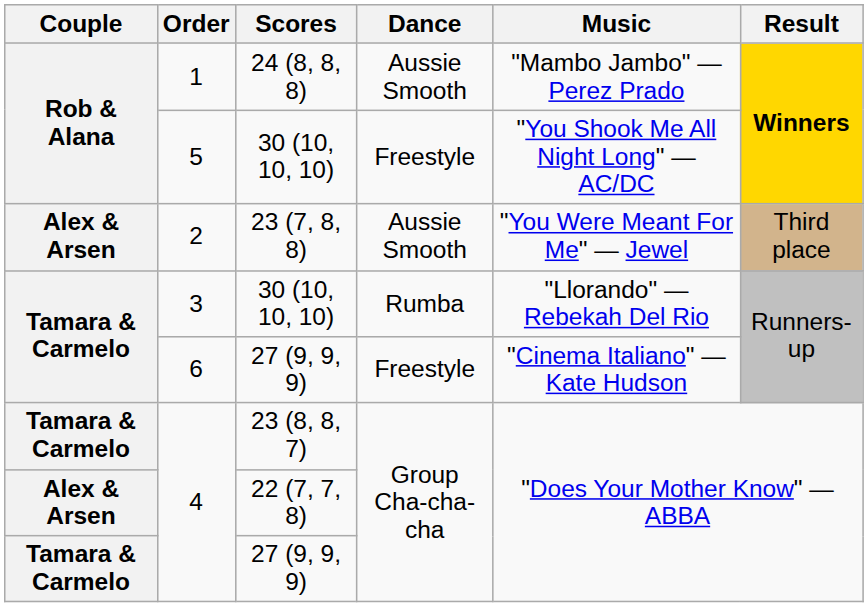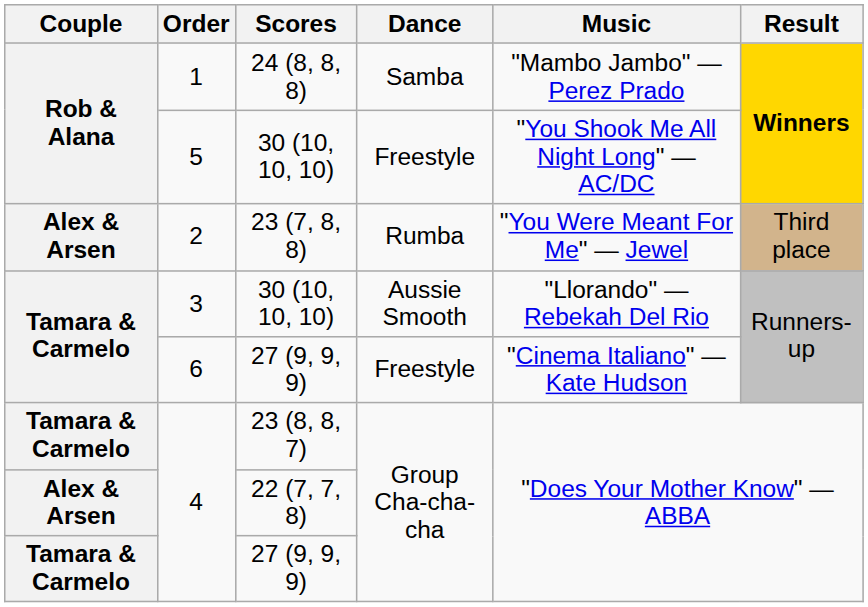(425, 76) Aussie Smooth -> (425, 76) Samba
(425, 236) Aussie Smooth -> (425, 236) Rumba
(425, 303) Rumba -> (425, 303) Aussie Smooth
